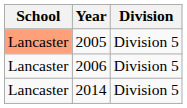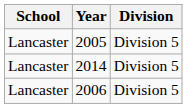(38, 41) lightsalmon background -> (38, 41) no background
rows swapped: (91, 66) <-> (91, 90)
